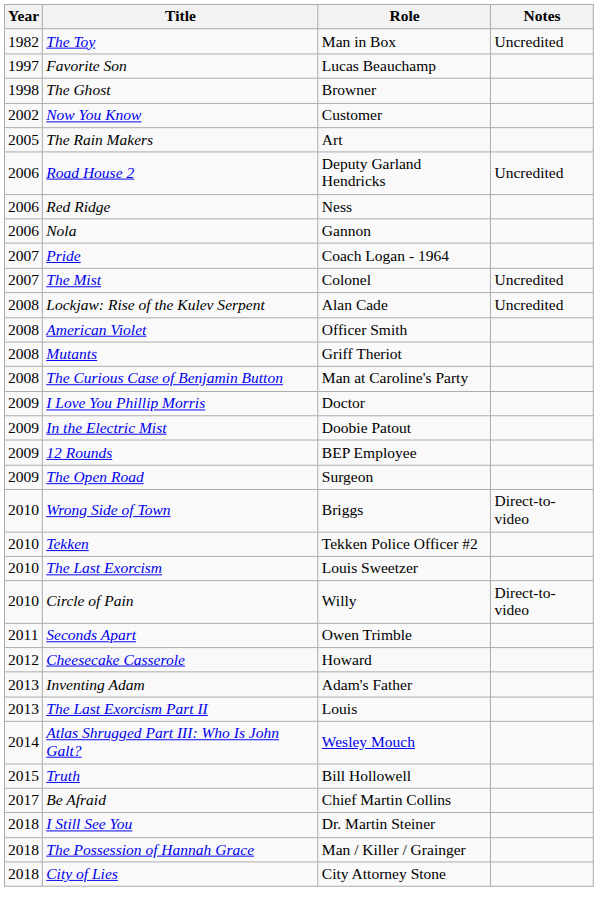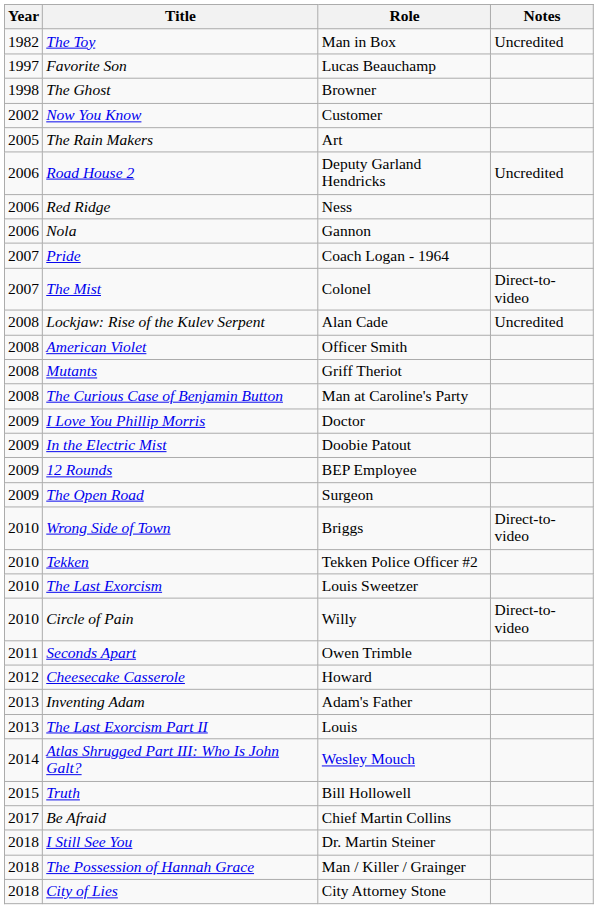(529, 280) Uncredited -> (525, 289) Direct-to-video
